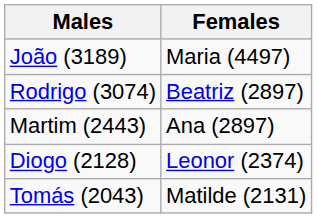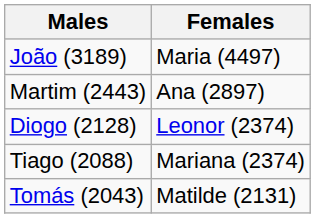- row: (83, 91)
+ row: (71, 160)
